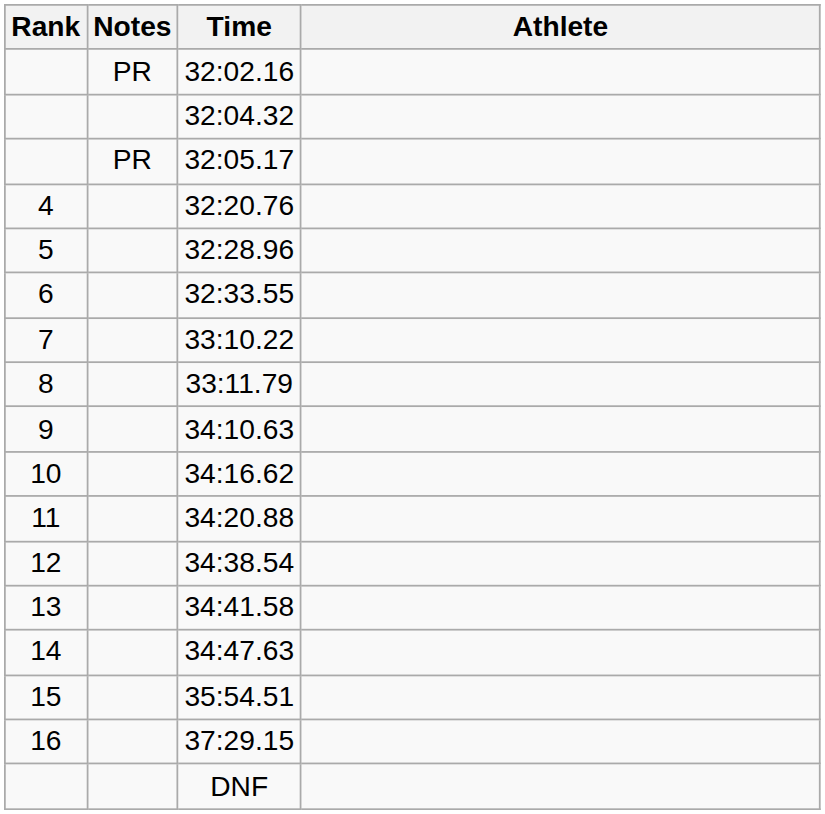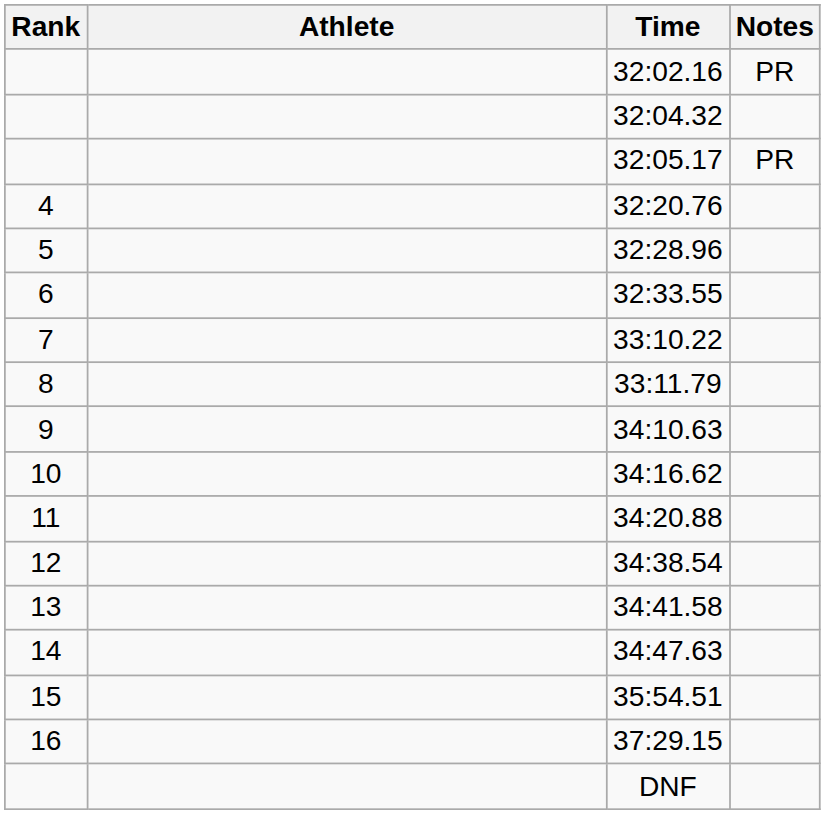columns swapped: (560, 26) <-> (132, 26)
